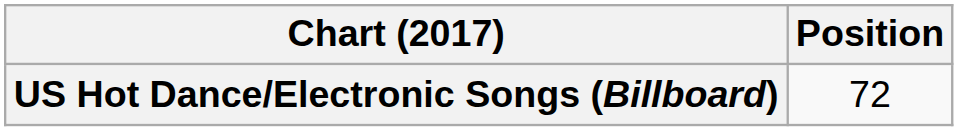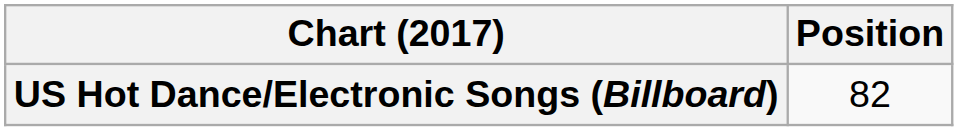(870, 93) 72 -> (870, 93) 82
